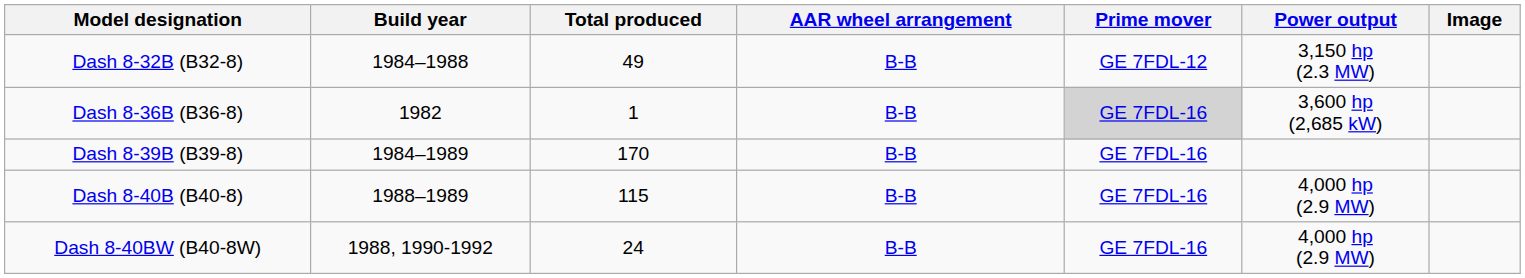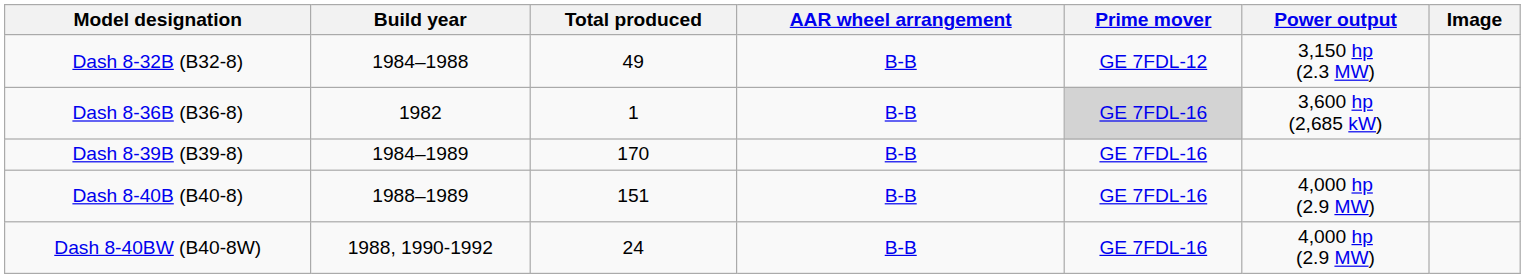(633, 195) 115 -> (633, 195) 151
